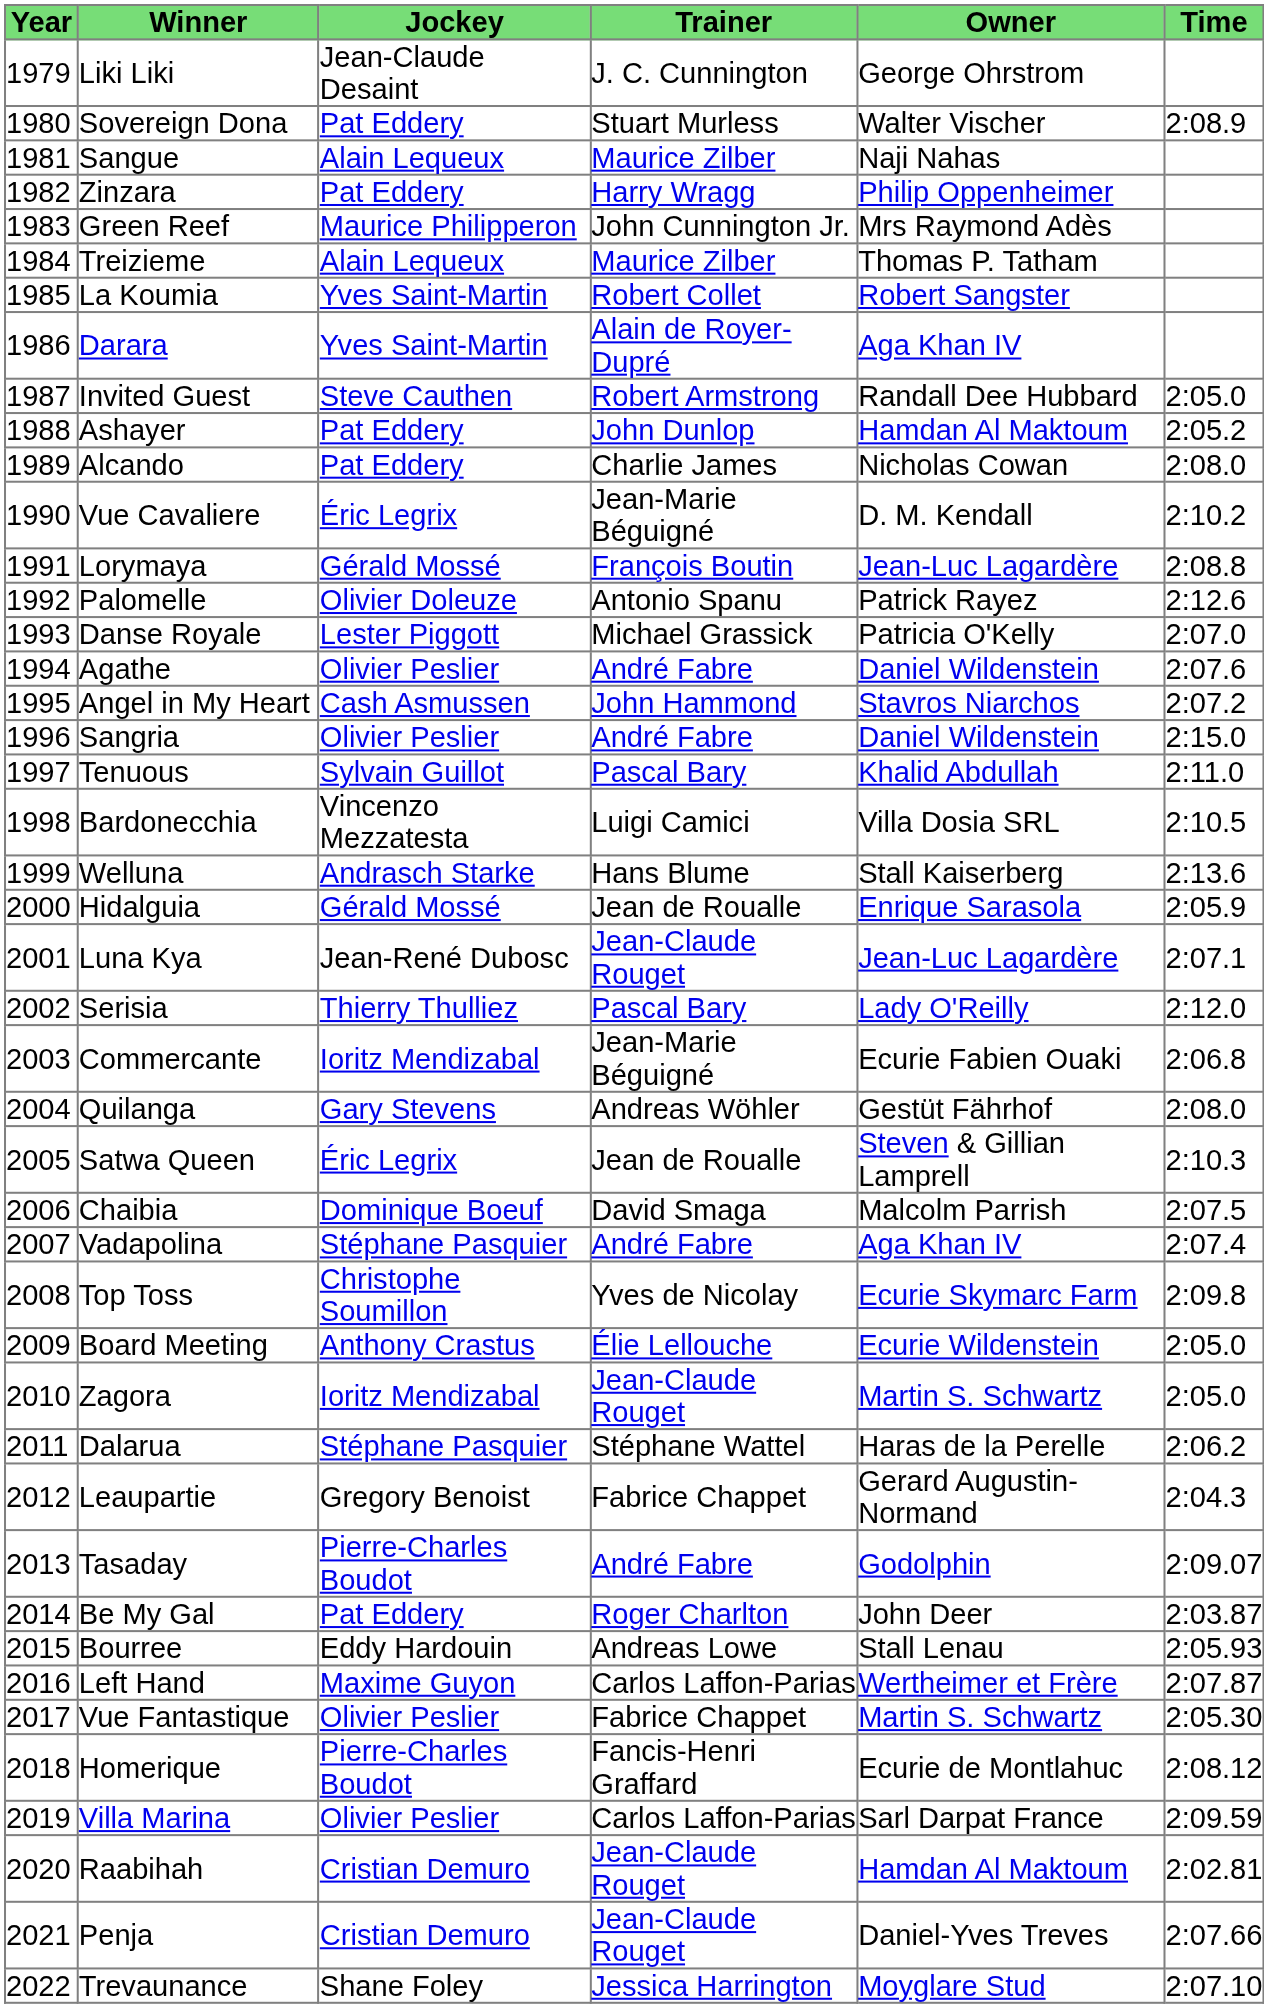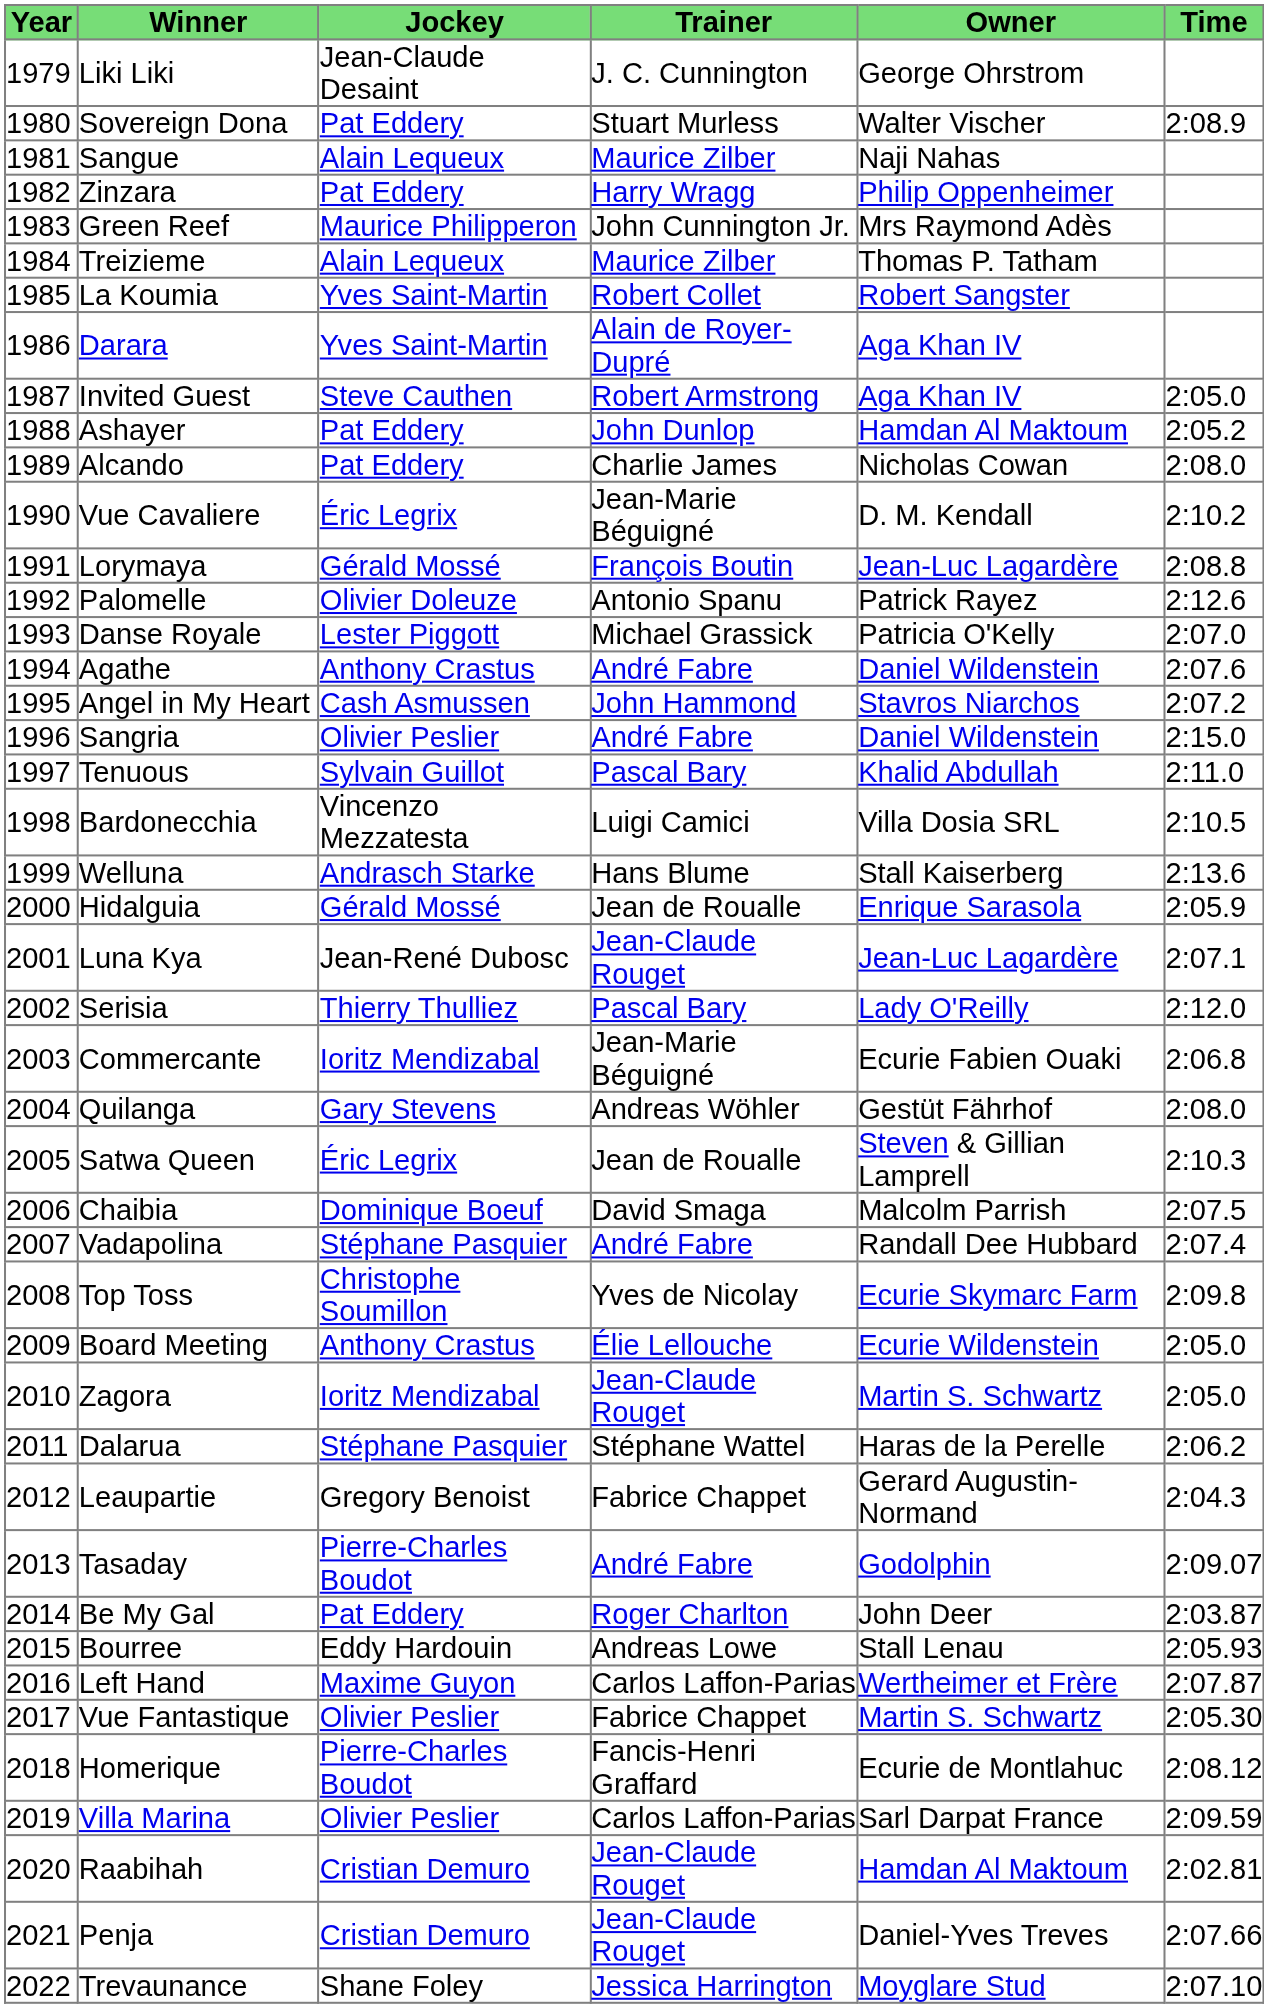(998, 396) Randall Dee Hubbard -> (940, 396) Aga Khan IV
(409, 669) Olivier Peslier -> (427, 669) Anthony Crastus
(940, 1244) Aga Khan IV -> (998, 1244) Randall Dee Hubbard
